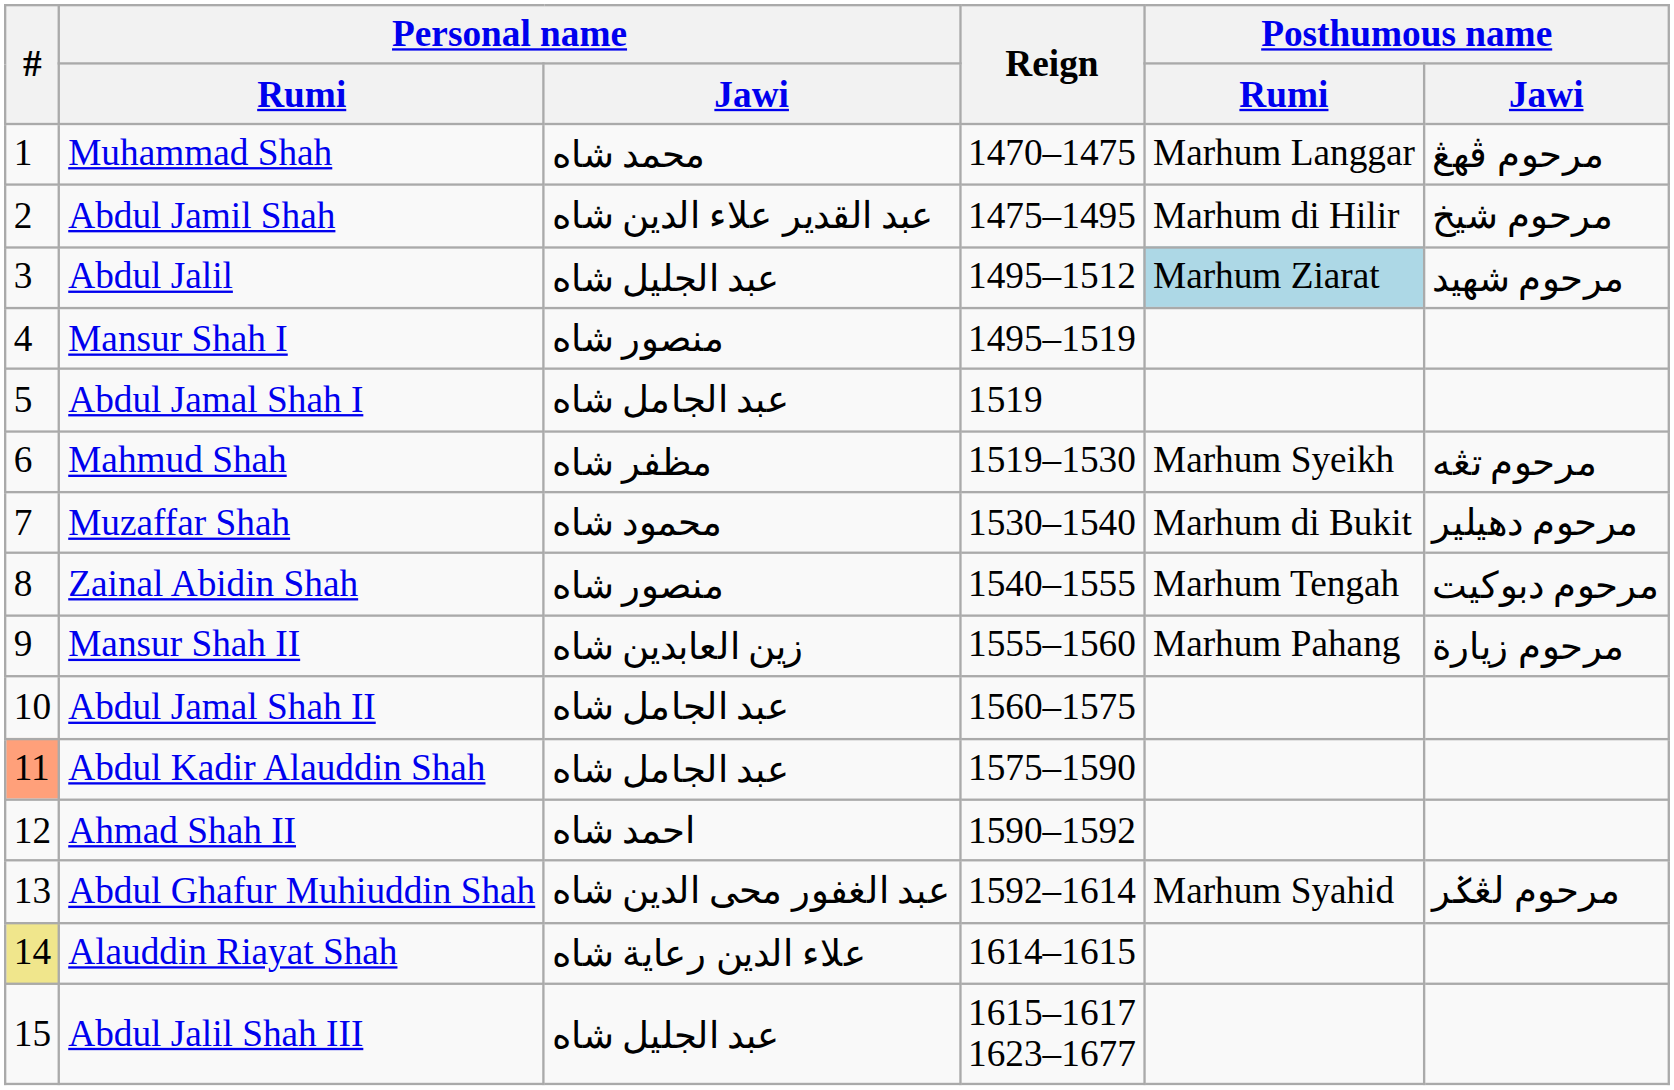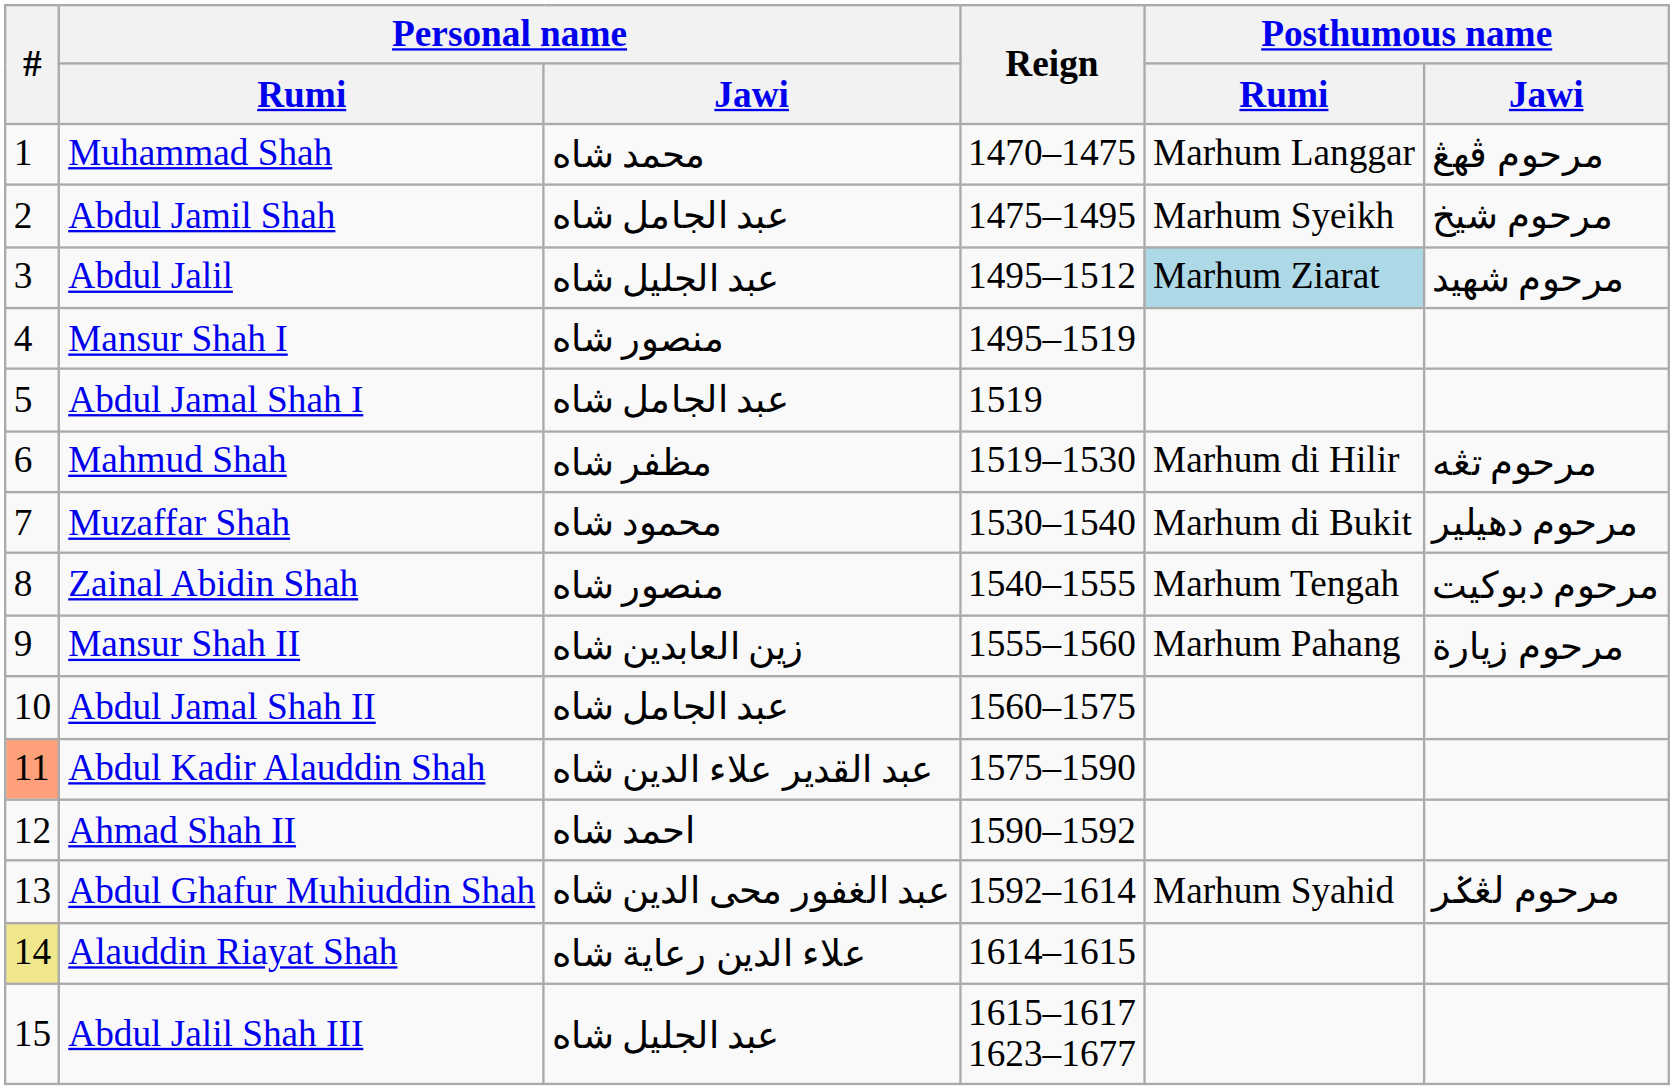(743, 216) عبد القدير علاء الدين شاه -> (671, 216) عبد الجامل شاه
(1276, 214) Marhum di Hilir -> (1274, 214) Marhum Syeikh
(1274, 460) Marhum Syeikh -> (1276, 460) Marhum di Hilir
(671, 769) عبد الجامل شاه -> (743, 769) عبد القدير علاء الدين شاه
